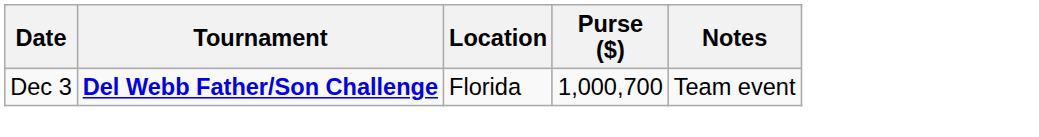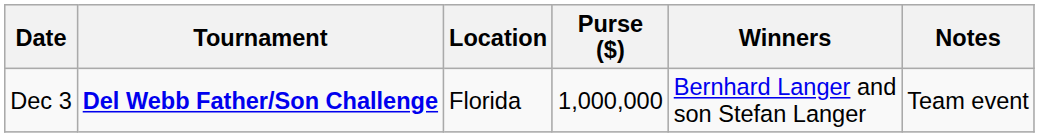+ column: (785, 37)
(610, 87) 1,000,700 -> (610, 100) 1,000,000
